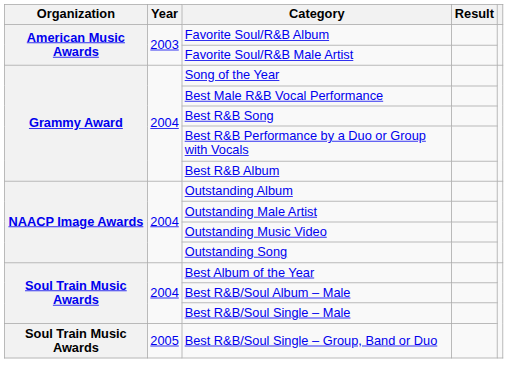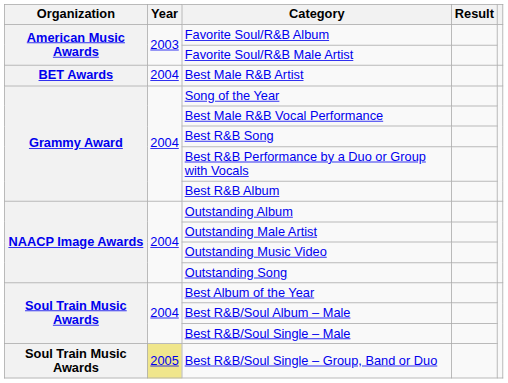+ row: (244, 75)
(165, 340) no background -> (165, 361) khaki background
